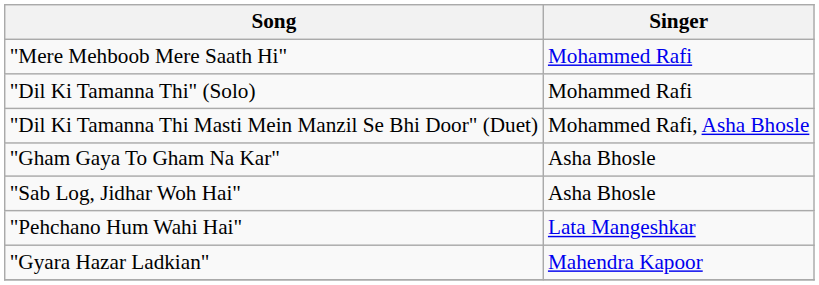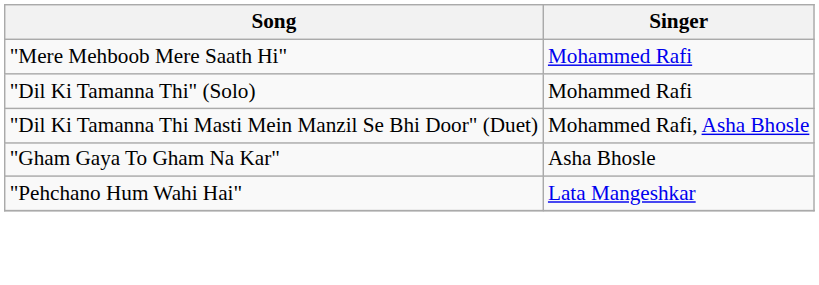- row: (125, 193)
- row: (110, 262)
